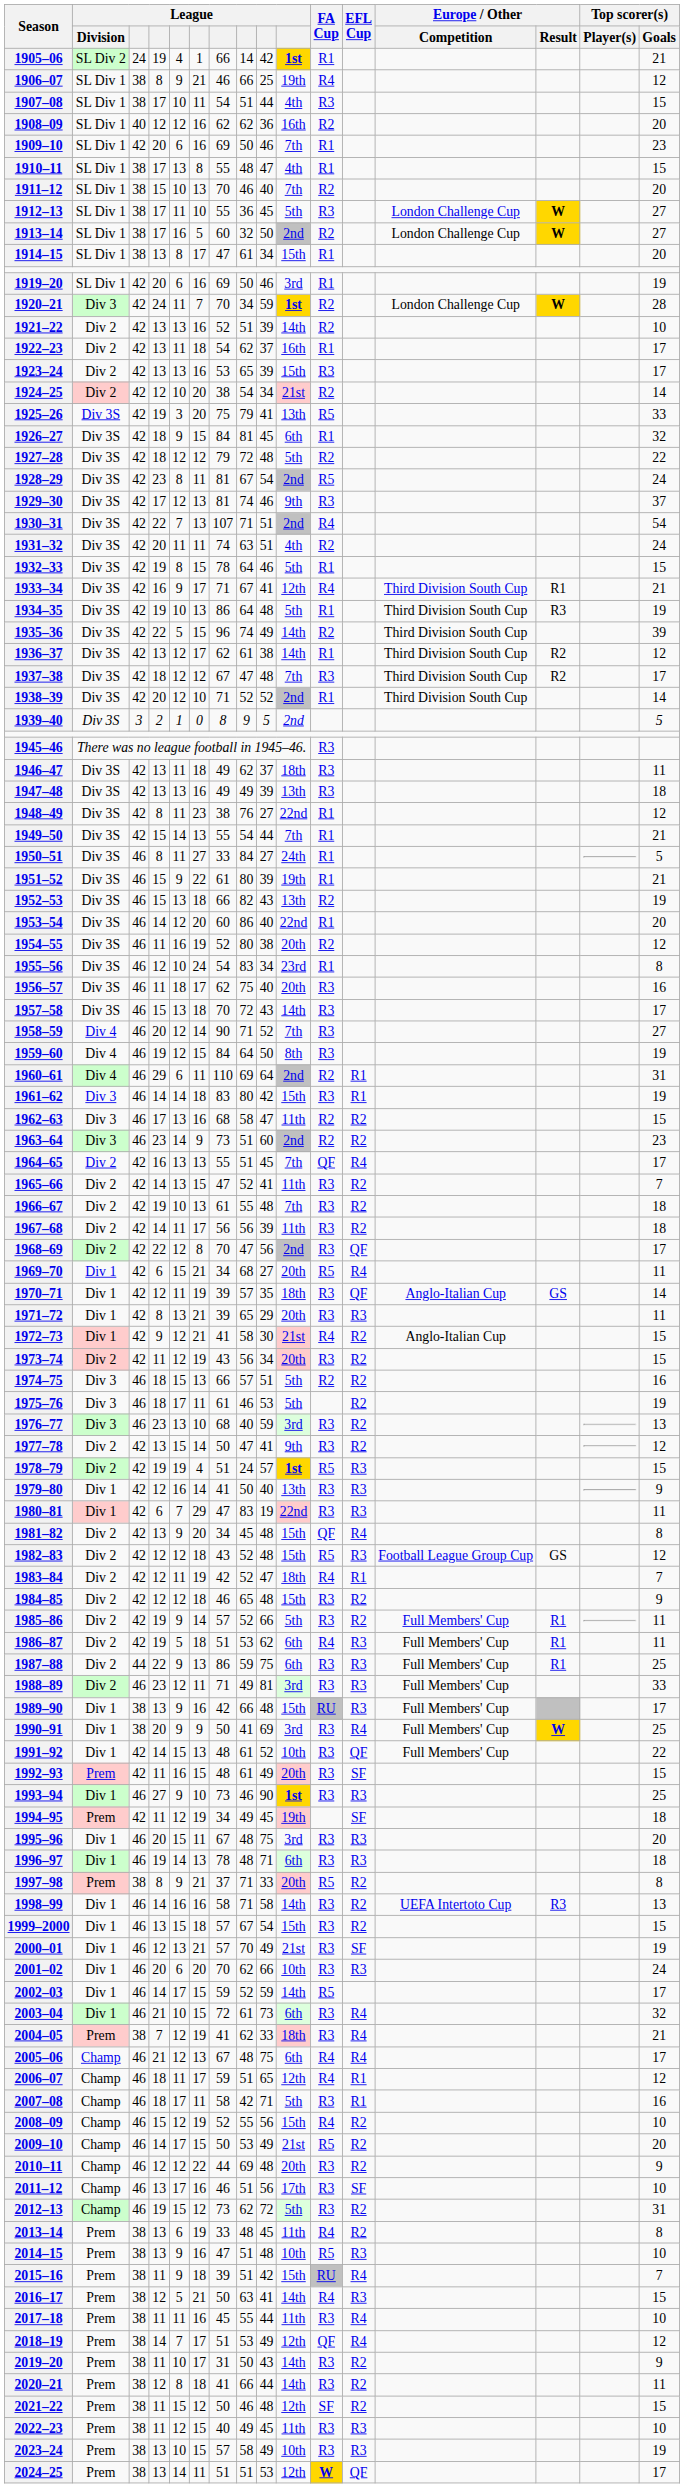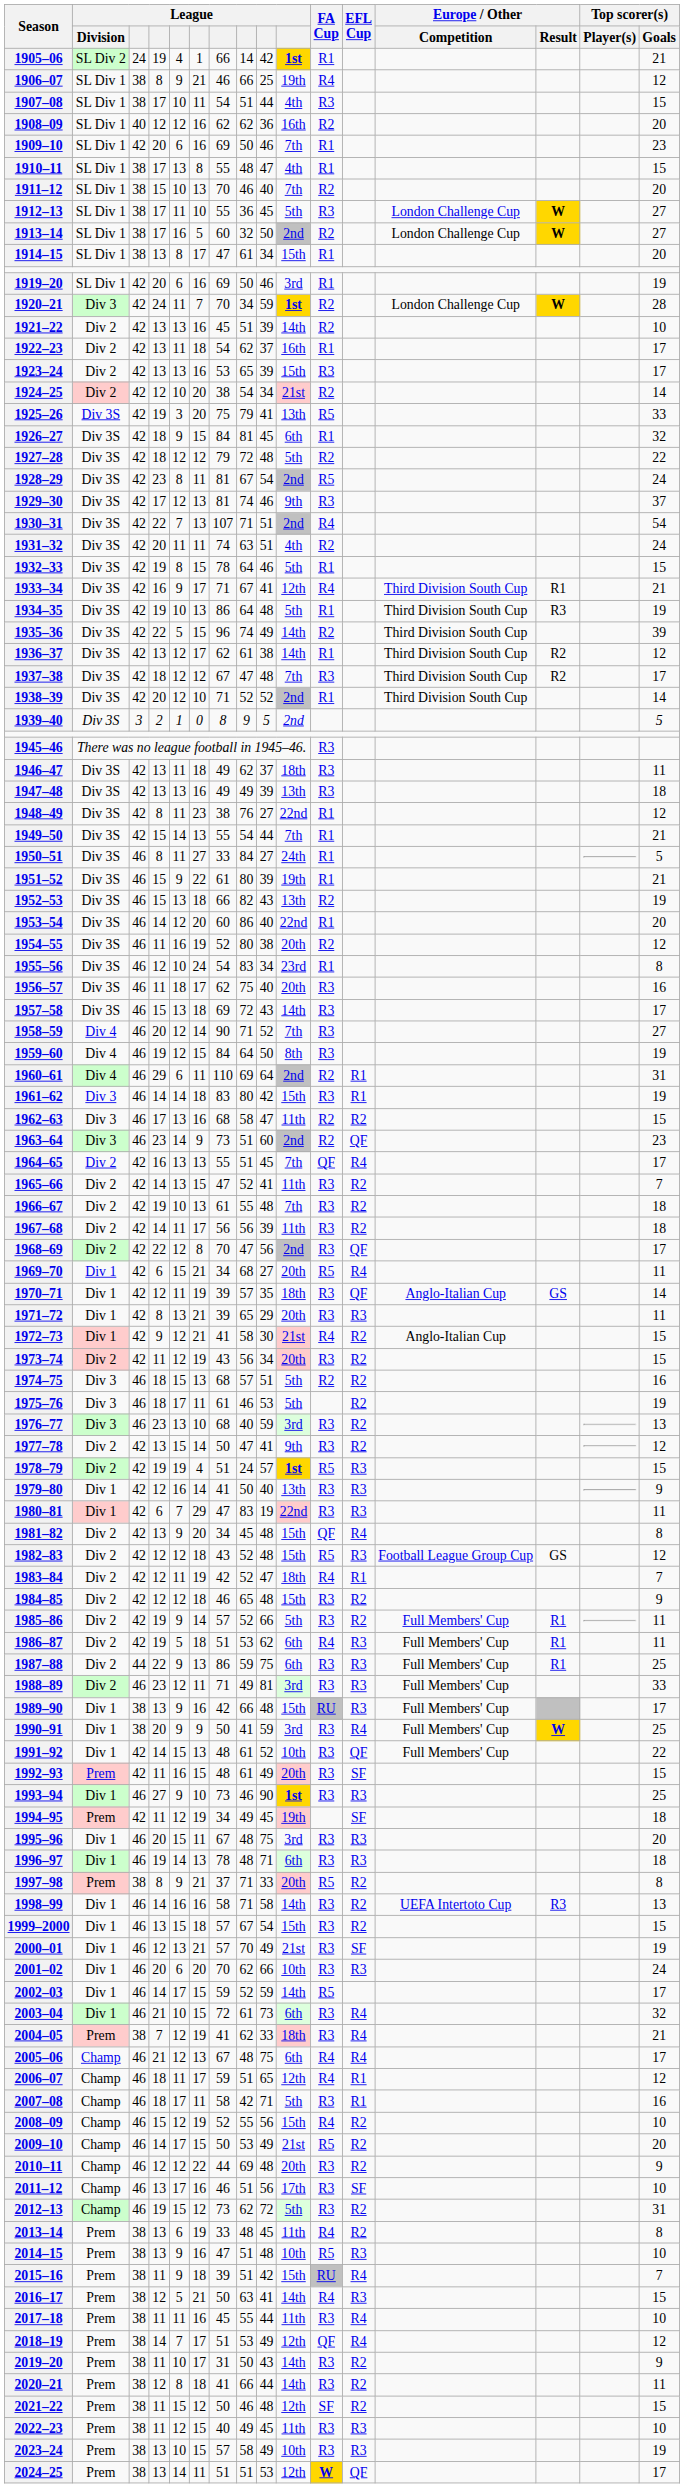(223, 327) 52 -> (223, 327) 45
(223, 1010) 70 -> (223, 1010) 69
(359, 1141) R2 -> (359, 1141) QF
(223, 1381) 66 -> (223, 1381) 68
(267, 1730) 69 -> (267, 1730) 59
